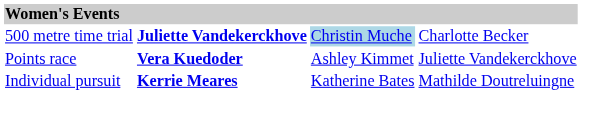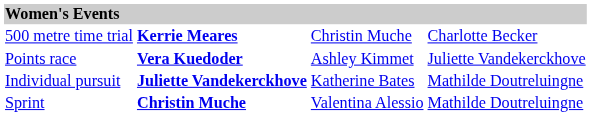(222, 36) Juliette Vandekerckhove -> (187, 36) Kerrie Meares
(361, 36) lightblue background -> (361, 36) no background
(187, 80) Kerrie Meares -> (222, 80) Juliette Vandekerckhove
+ row: (25, 102)
